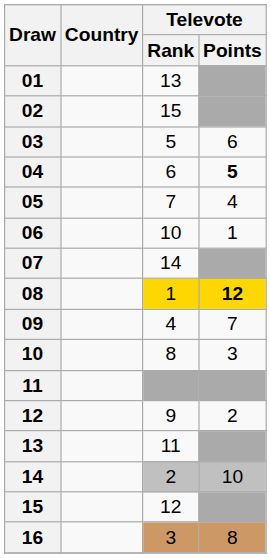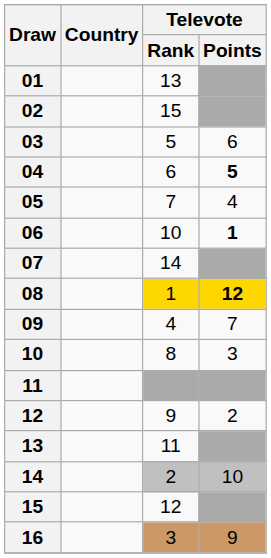(232, 232) normal -> (232, 232) bold
(232, 537) 8 -> (232, 537) 9
